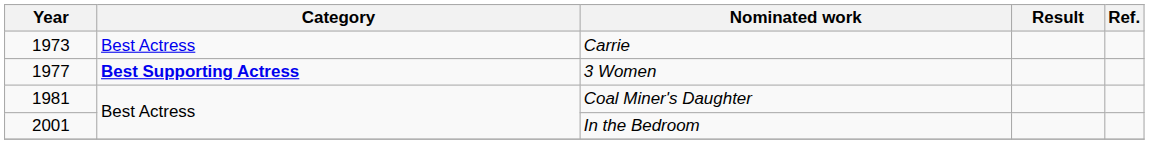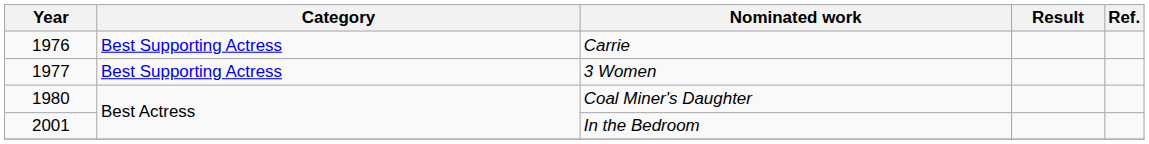(51, 44) 1973 -> (51, 44) 1976
(148, 44) Best Actress -> (192, 44) Best Supporting Actress
(200, 71) bold -> (192, 71) normal
(51, 98) 1981 -> (51, 98) 1980
